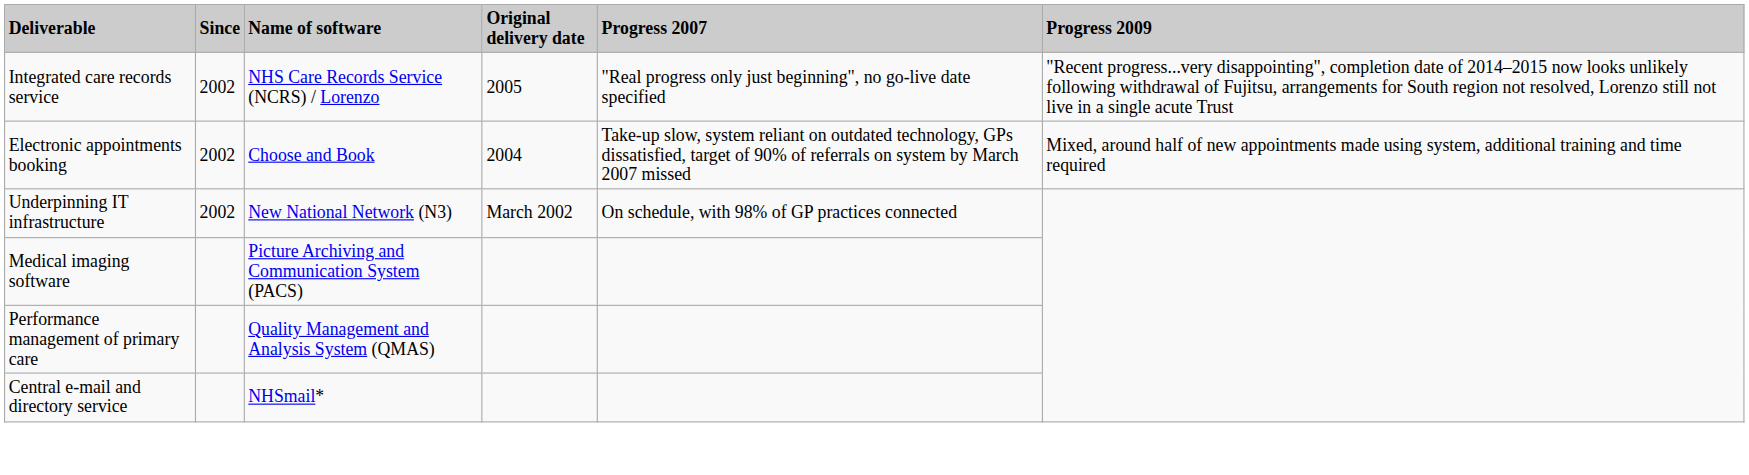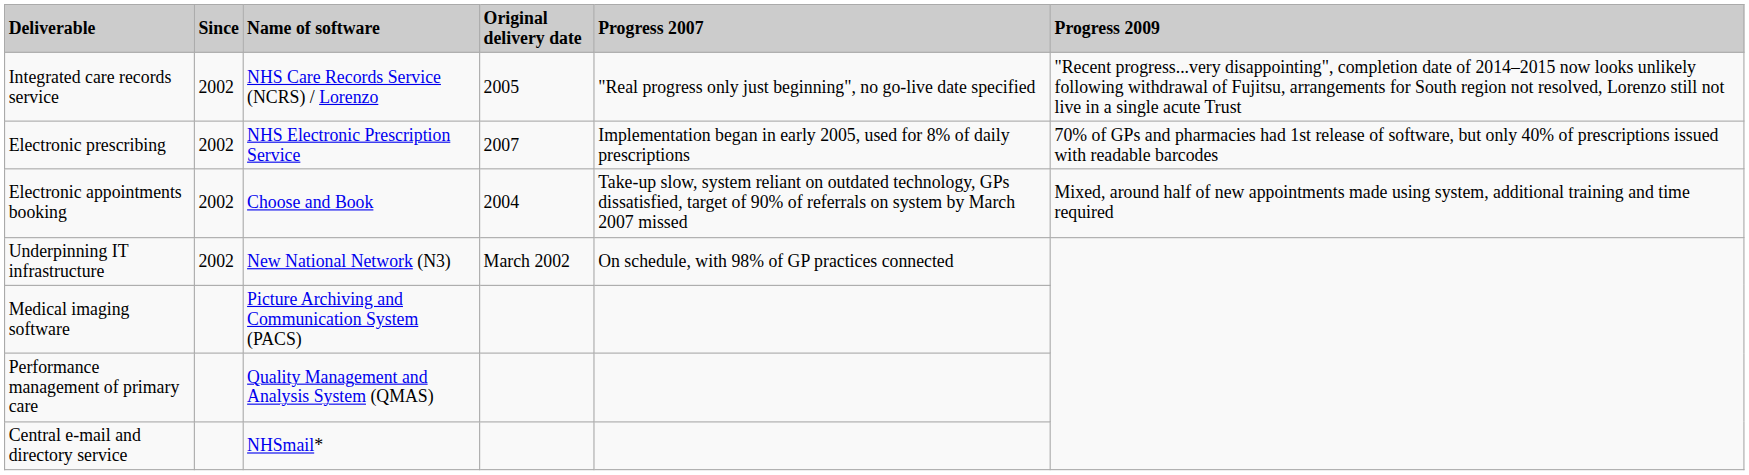+ row: (87, 144)
